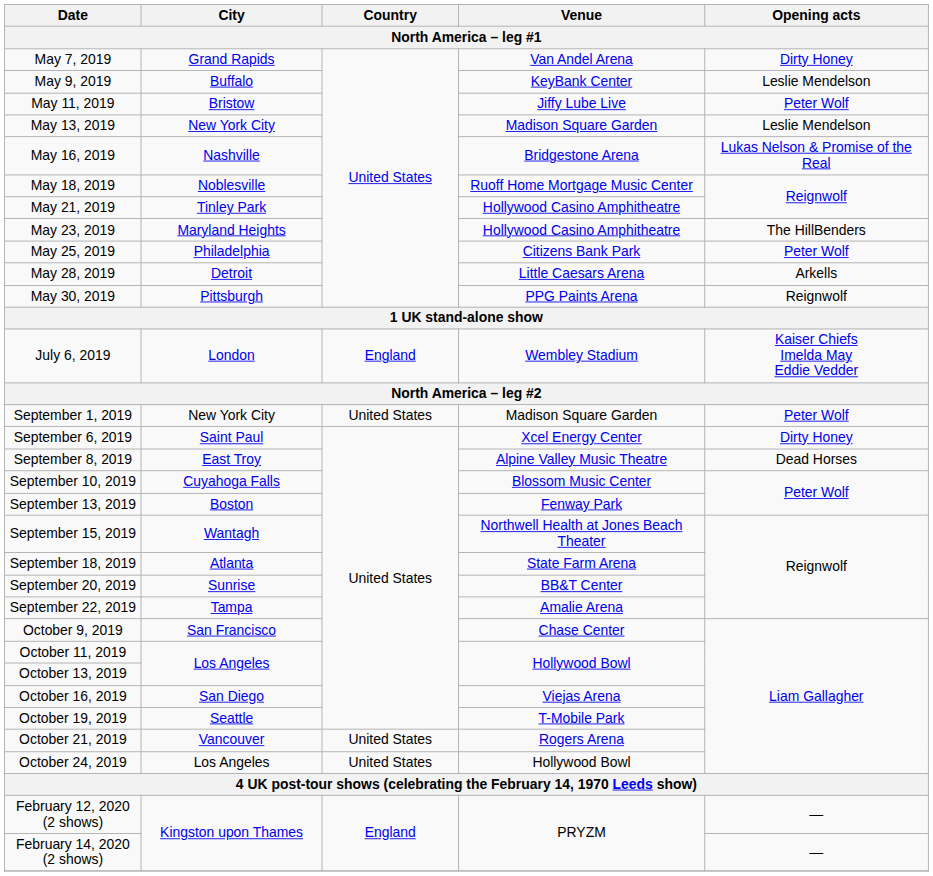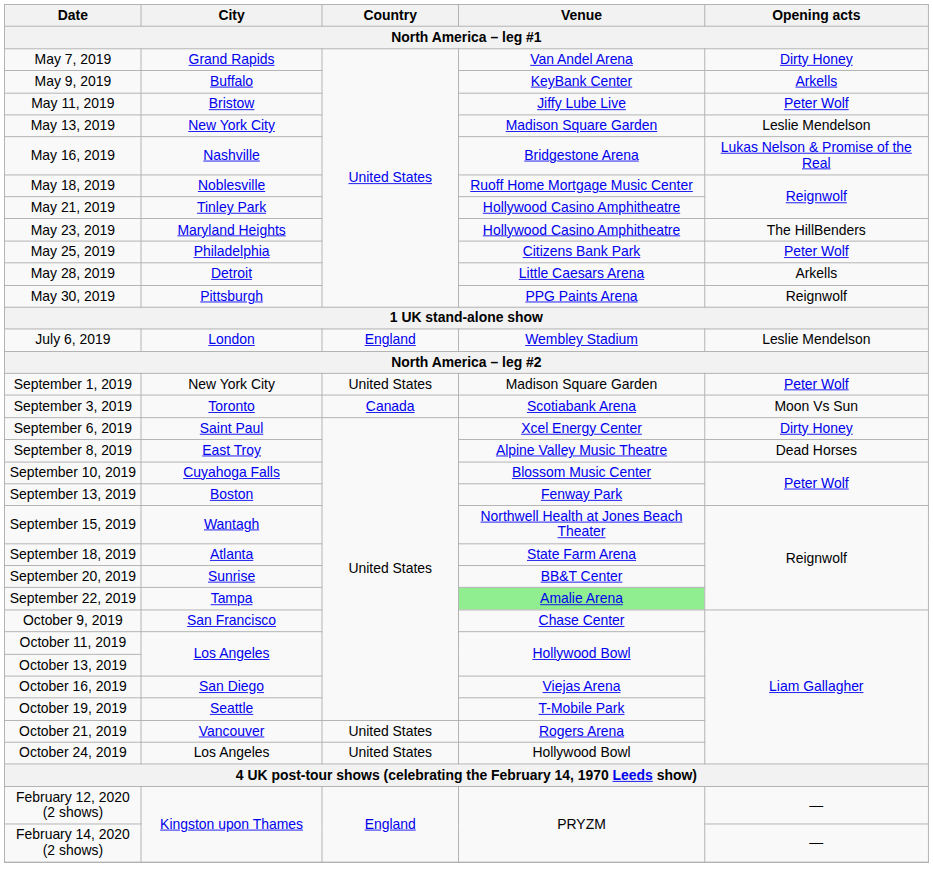(816, 81) Leslie Mendelson -> (816, 81) Arkells
(816, 355) Kaiser Chiefs Imelda May Eddie Vedder -> (816, 340) Leslie Mendelson
+ row: (73, 406)
(582, 608) no background -> (582, 598) lightgreen background
